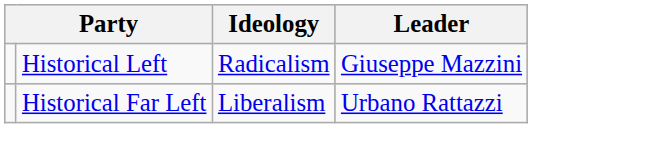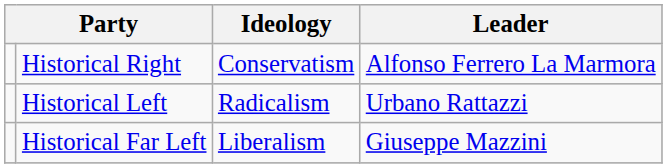+ row: (101, 63)
(431, 63) Giuseppe Mazzini -> (447, 102) Urbano Rattazzi
(422, 102) Urbano Rattazzi -> (456, 142) Giuseppe Mazzini
